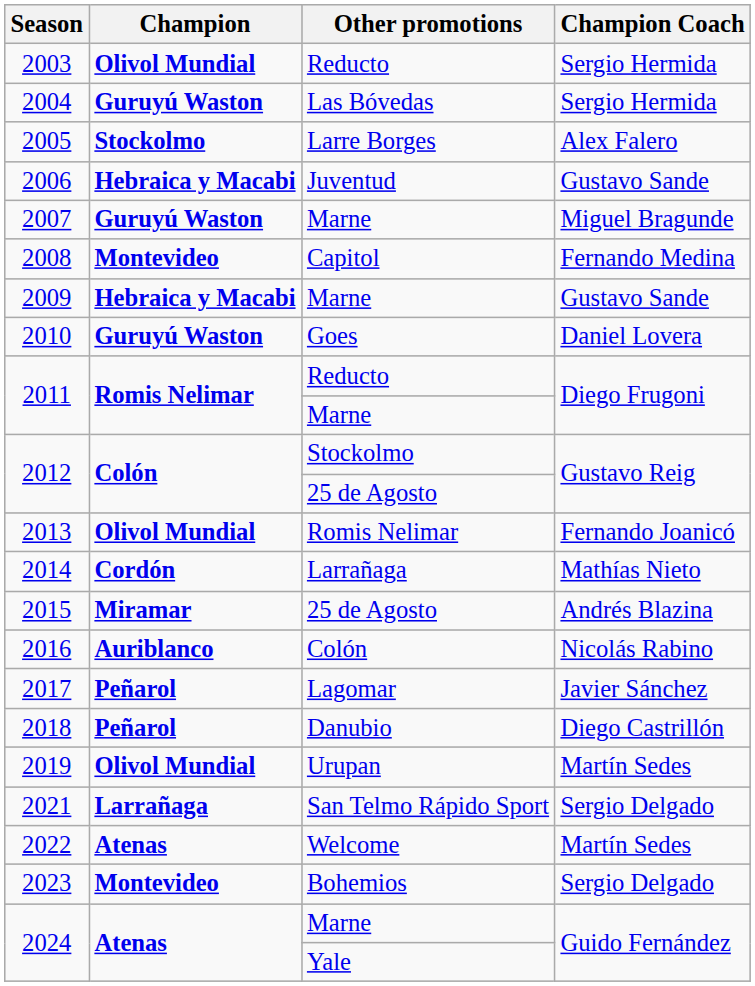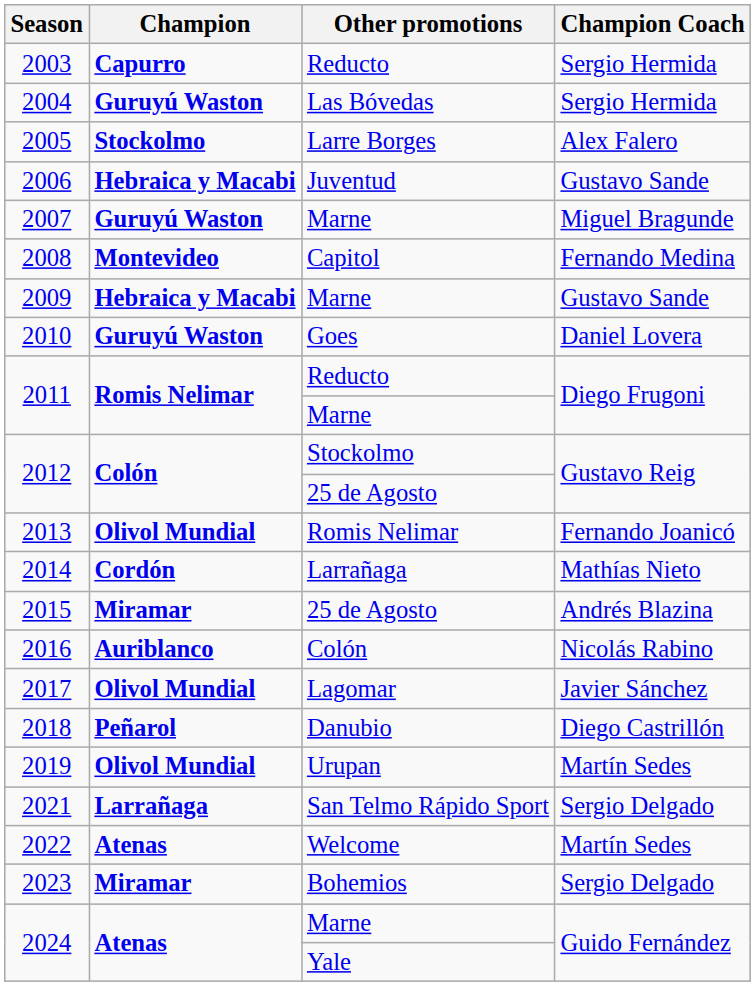(175, 63) Olivol Mundial -> (140, 63) Capurro
(135, 688) Peñarol -> (175, 688) Olivol Mundial
(157, 883) Montevideo -> (143, 883) Miramar
